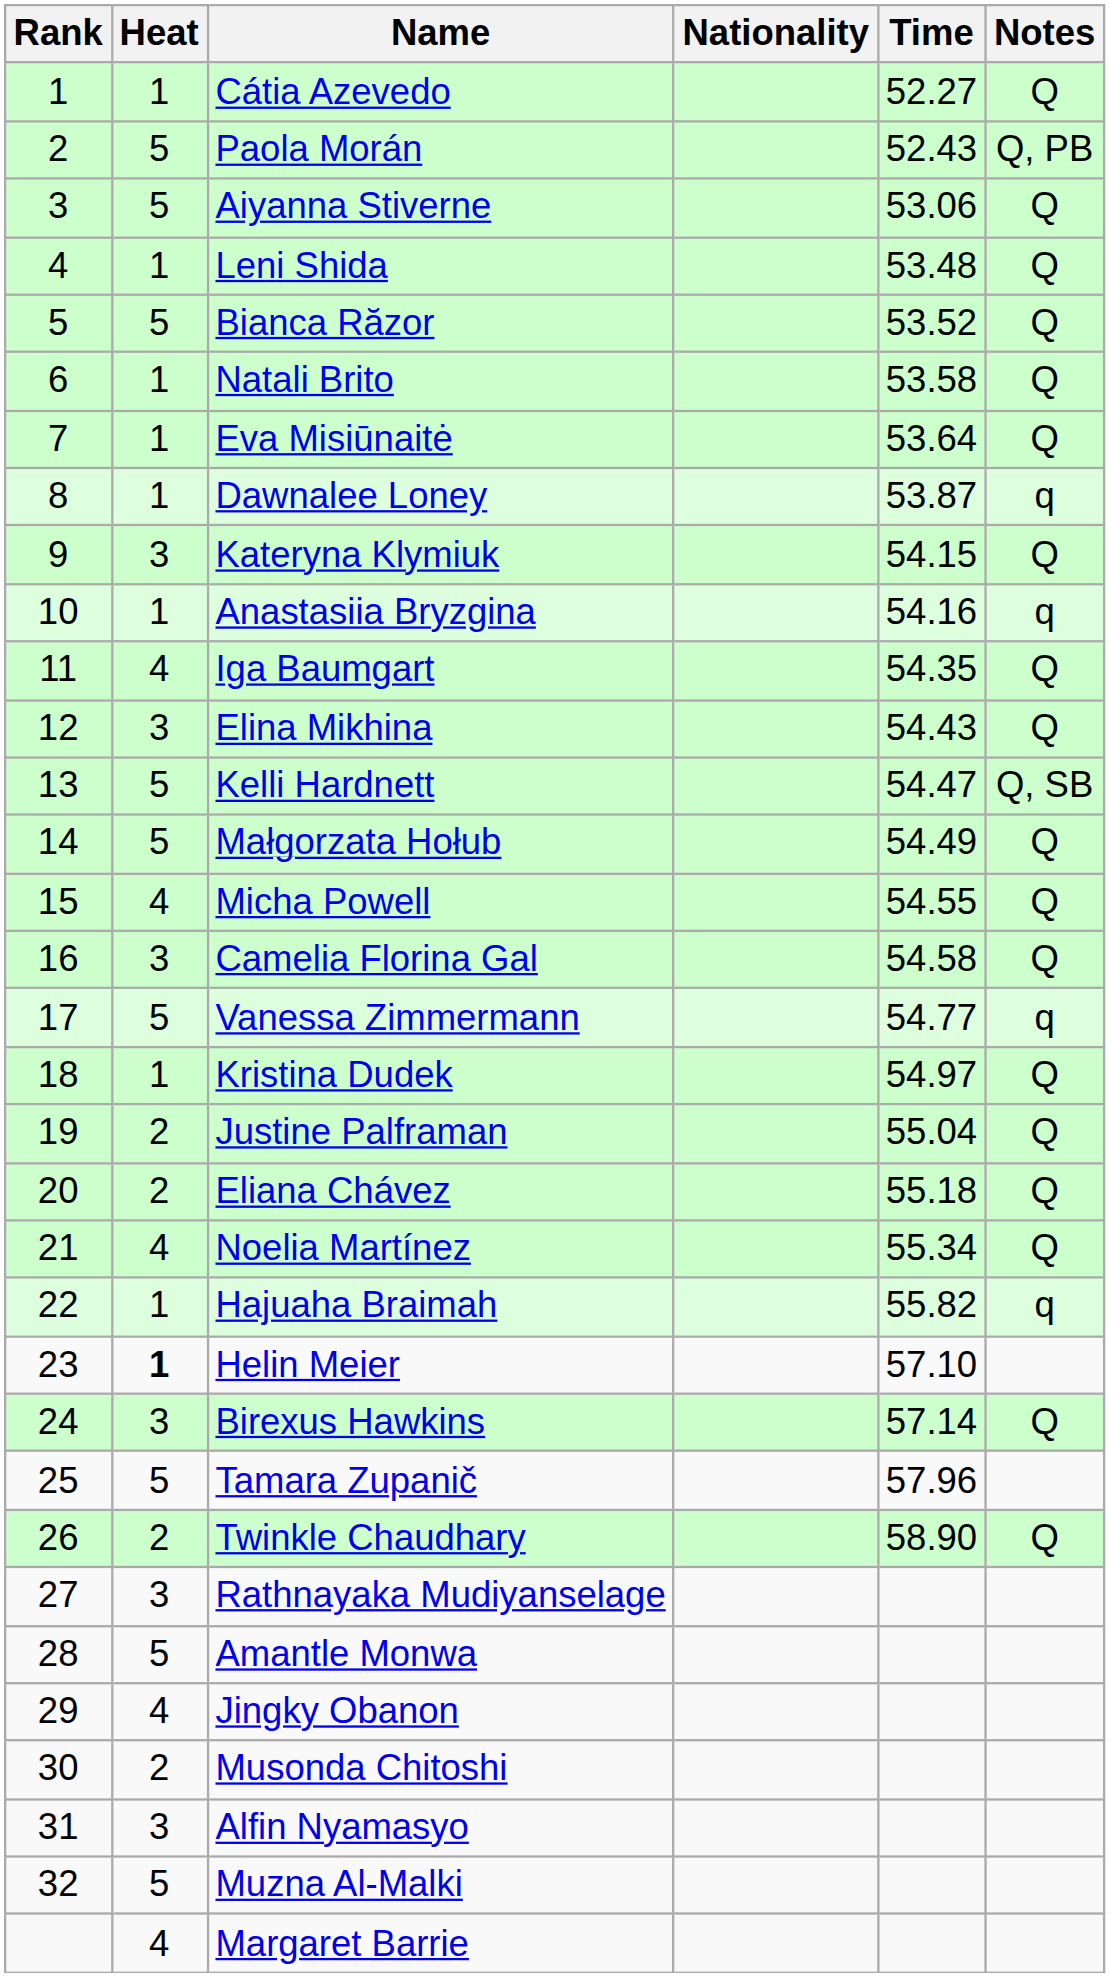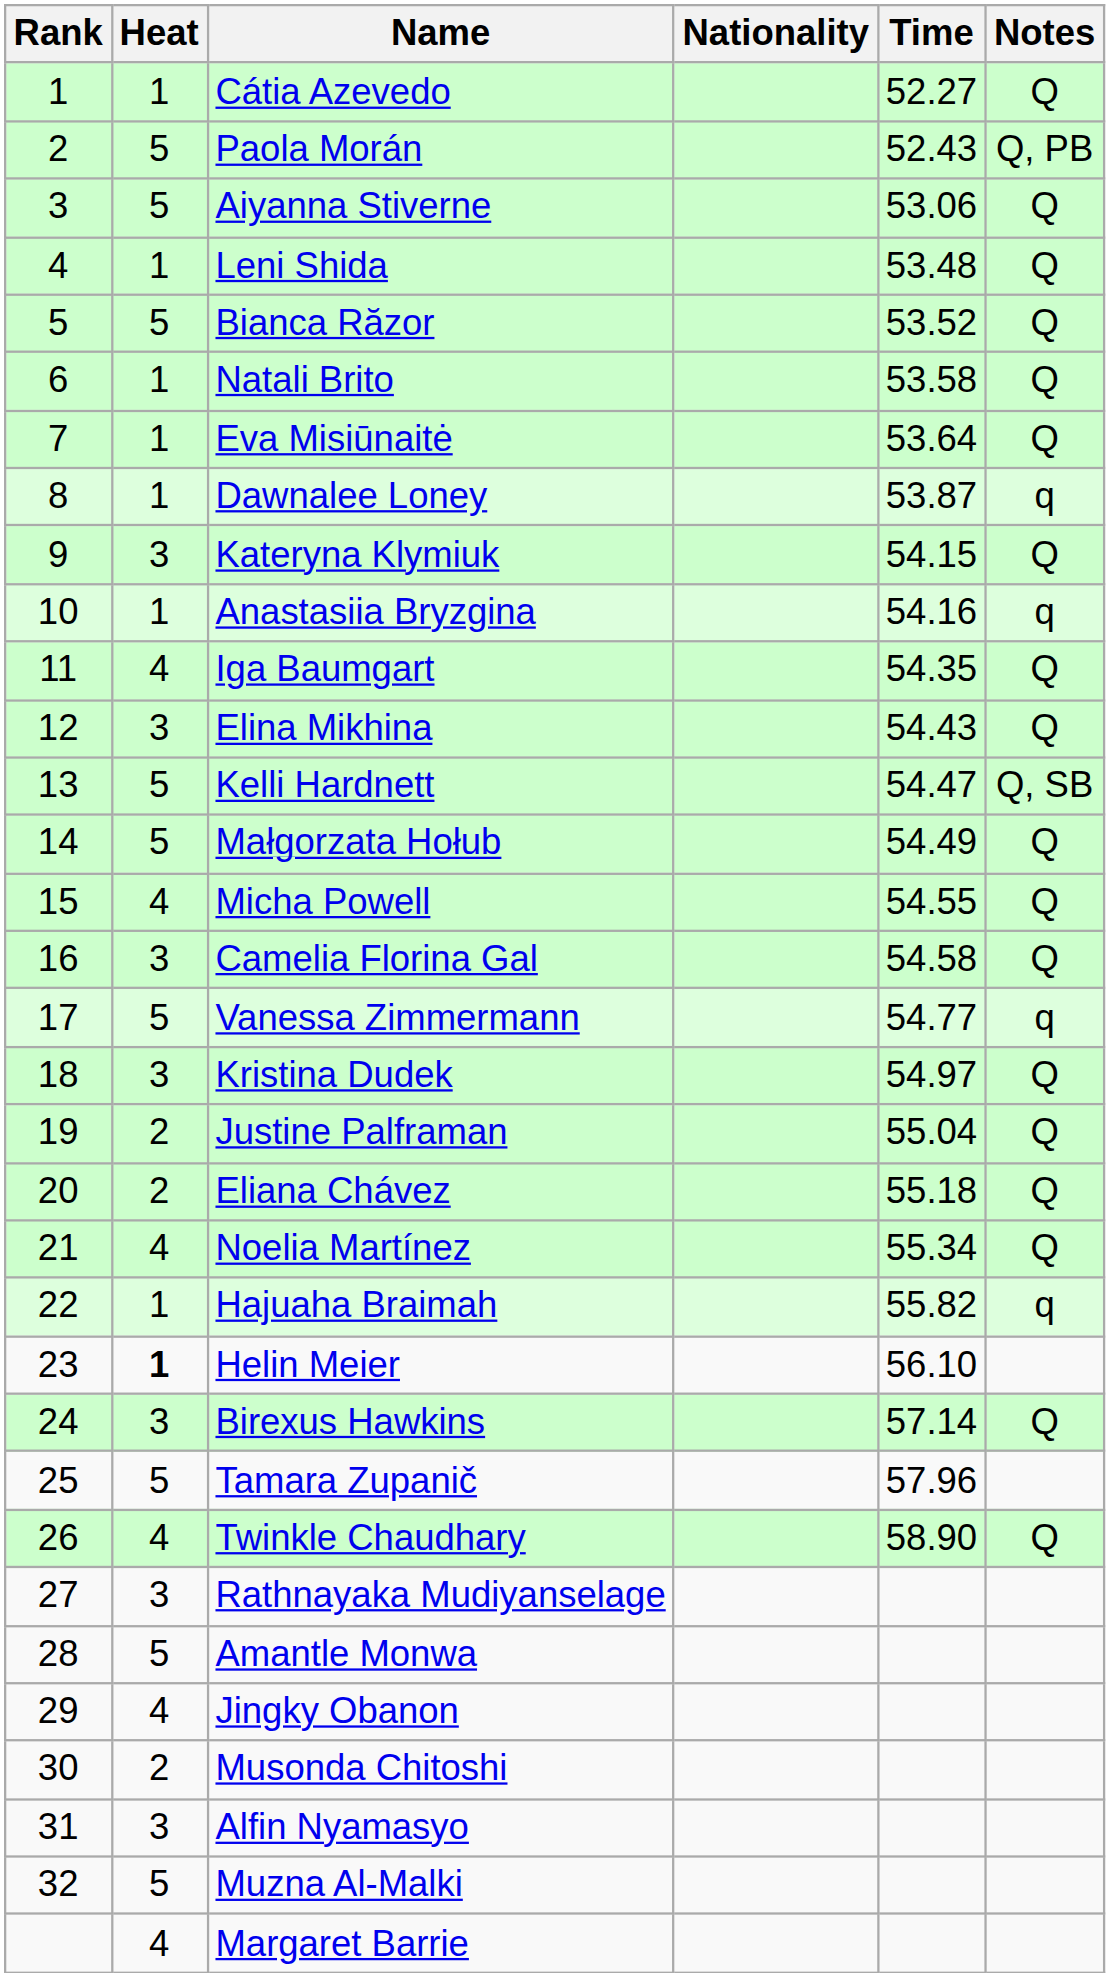(159, 1074) 1 -> (159, 1074) 3
(931, 1364) 57.10 -> (931, 1364) 56.10
(159, 1537) 2 -> (159, 1537) 4
